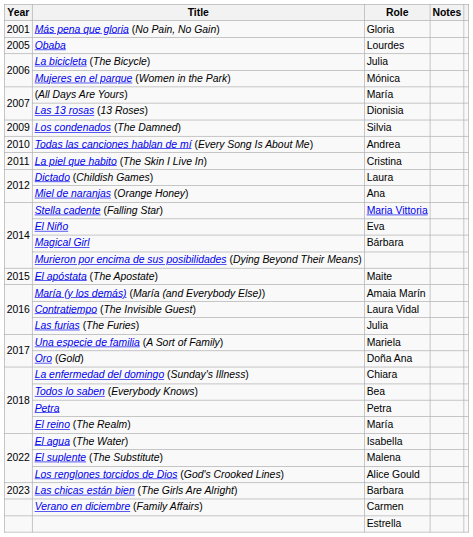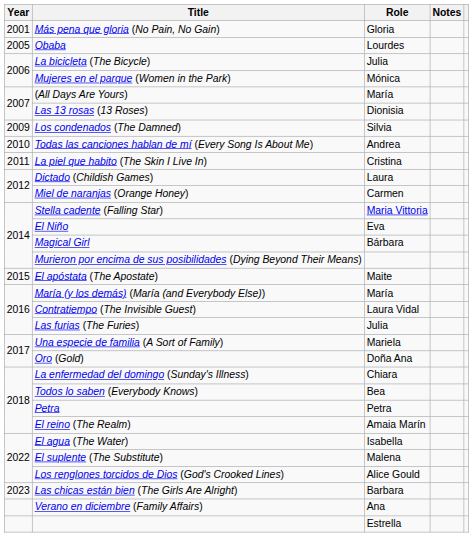(376, 194) Ana -> (385, 194) Carmen
(396, 293) Amaia Marín -> (380, 293) María
(380, 425) María -> (396, 425) Amaia Marín
(385, 507) Carmen -> (376, 507) Ana
